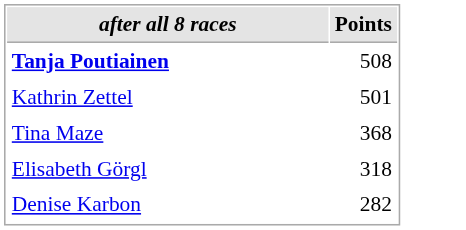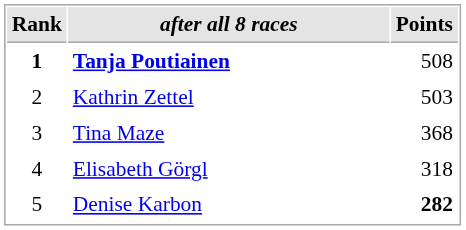+ column: (37, 23)
(376, 97) 501 -> (437, 97) 503
(376, 204) normal -> (437, 204) bold
